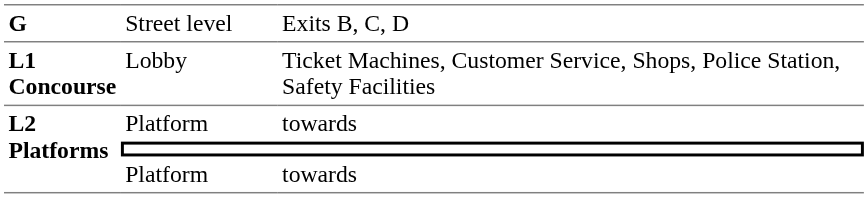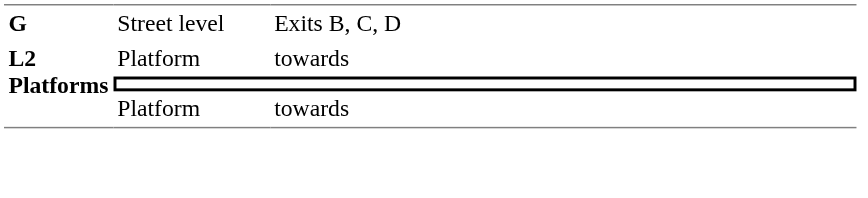- row: (156, 60)
